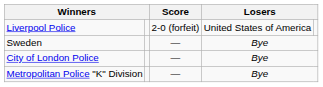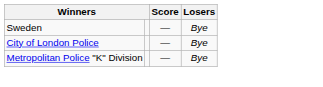- row: (41, 27)
